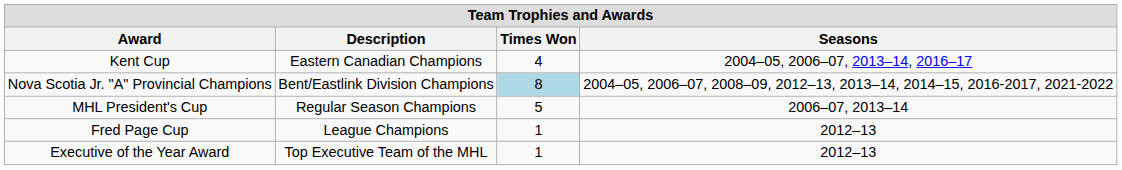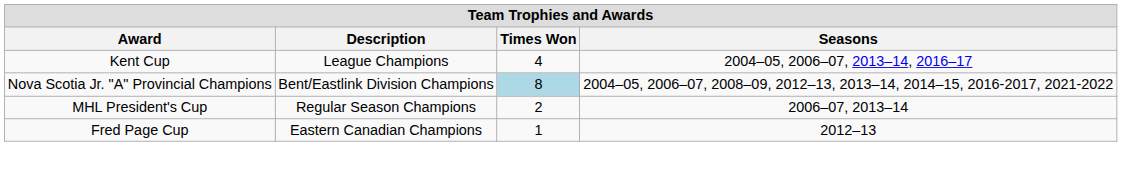(386, 61) Eastern Canadian Champions -> (386, 61) League Champions
(538, 107) 5 -> (538, 107) 2
(386, 130) League Champions -> (386, 130) Eastern Canadian Champions
- row: (140, 152)
